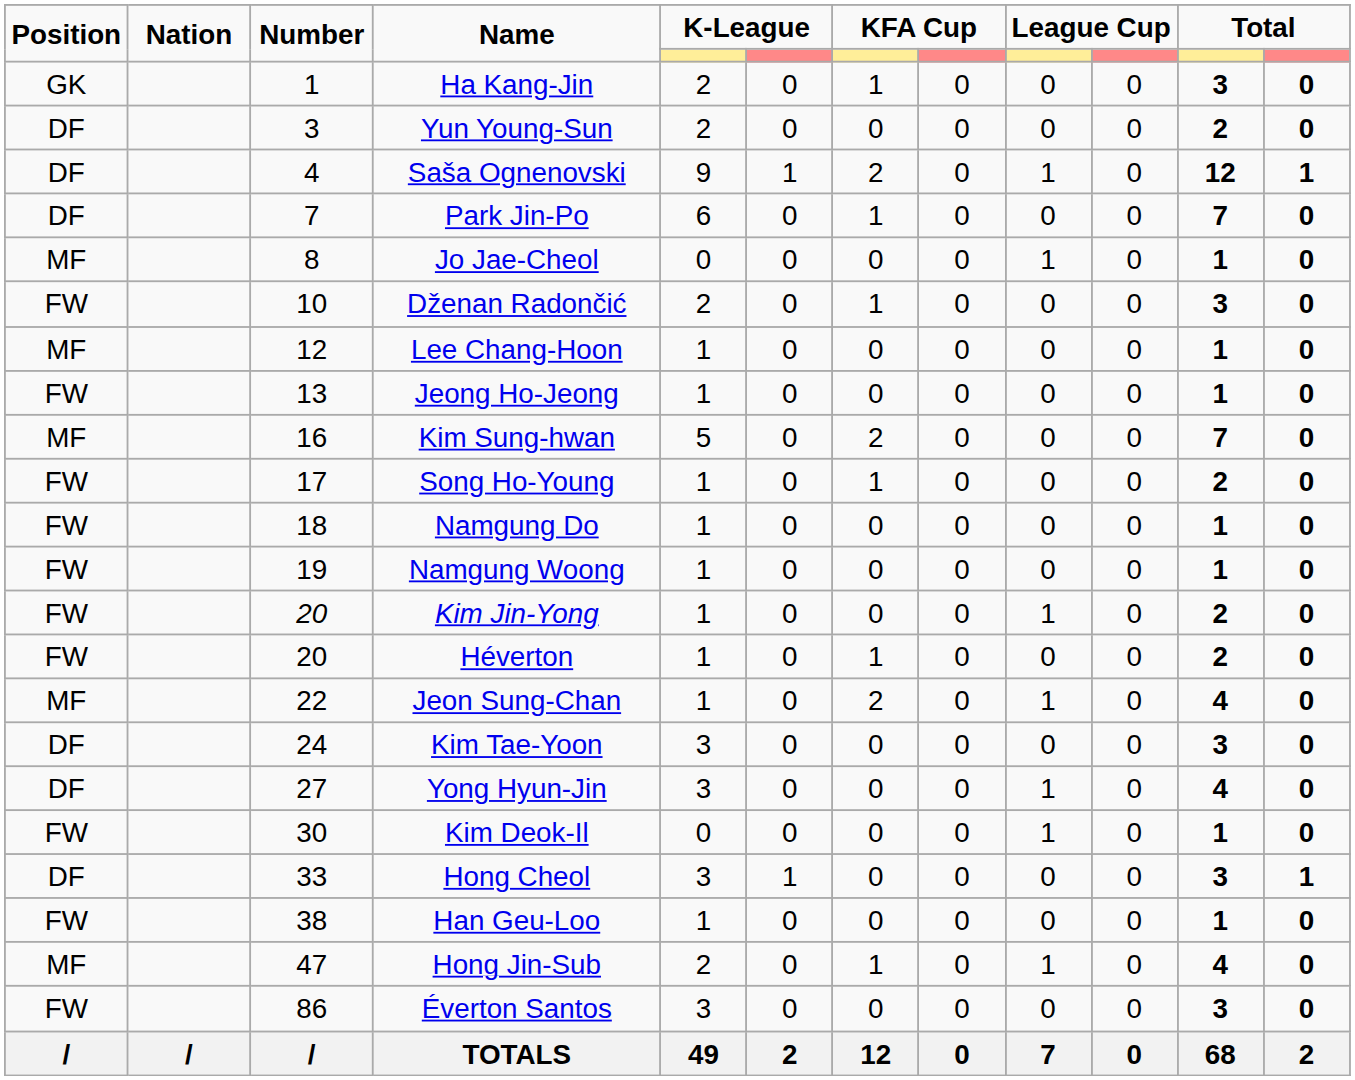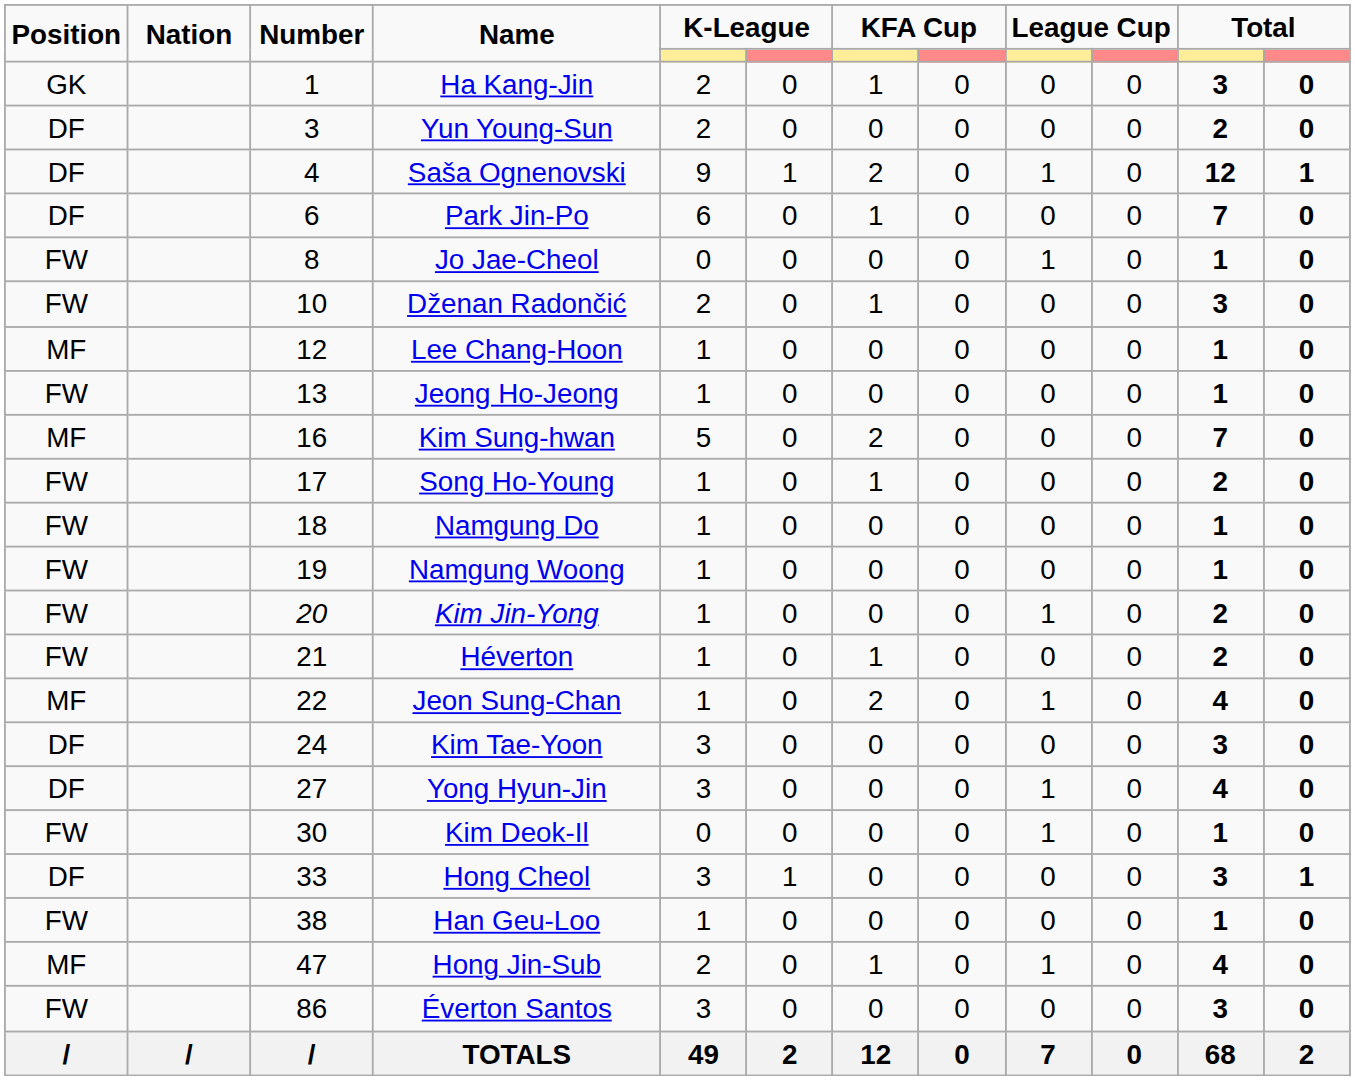(312, 216) 7 -> (312, 216) 6
(66, 260) MF -> (66, 260) FW
(312, 657) 20 -> (312, 657) 21
